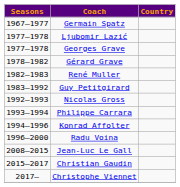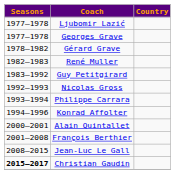- row: (94, 23)
- row: (94, 138)
+ row: (92, 125)
+ row: (92, 138)
(27, 163) normal -> (27, 163) bold
- row: (94, 176)
